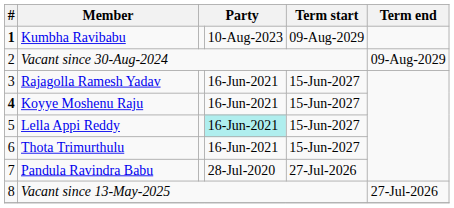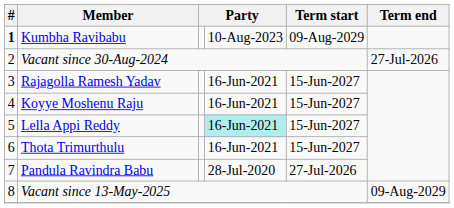(408, 59) 09-Aug-2029 -> (404, 59) 27-Jul-2026
(11, 103) bold -> (11, 103) normal
(404, 192) 27-Jul-2026 -> (408, 192) 09-Aug-2029
